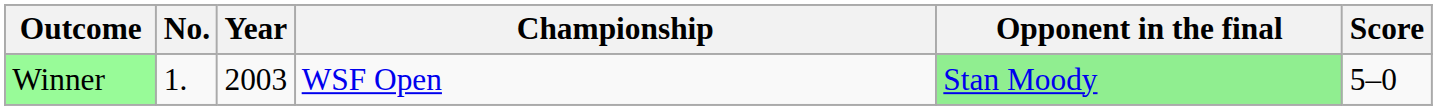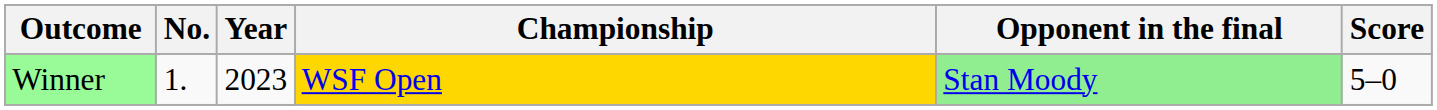(256, 79) 2003 -> (256, 79) 2023
(372, 79) no background -> (372, 79) gold background
